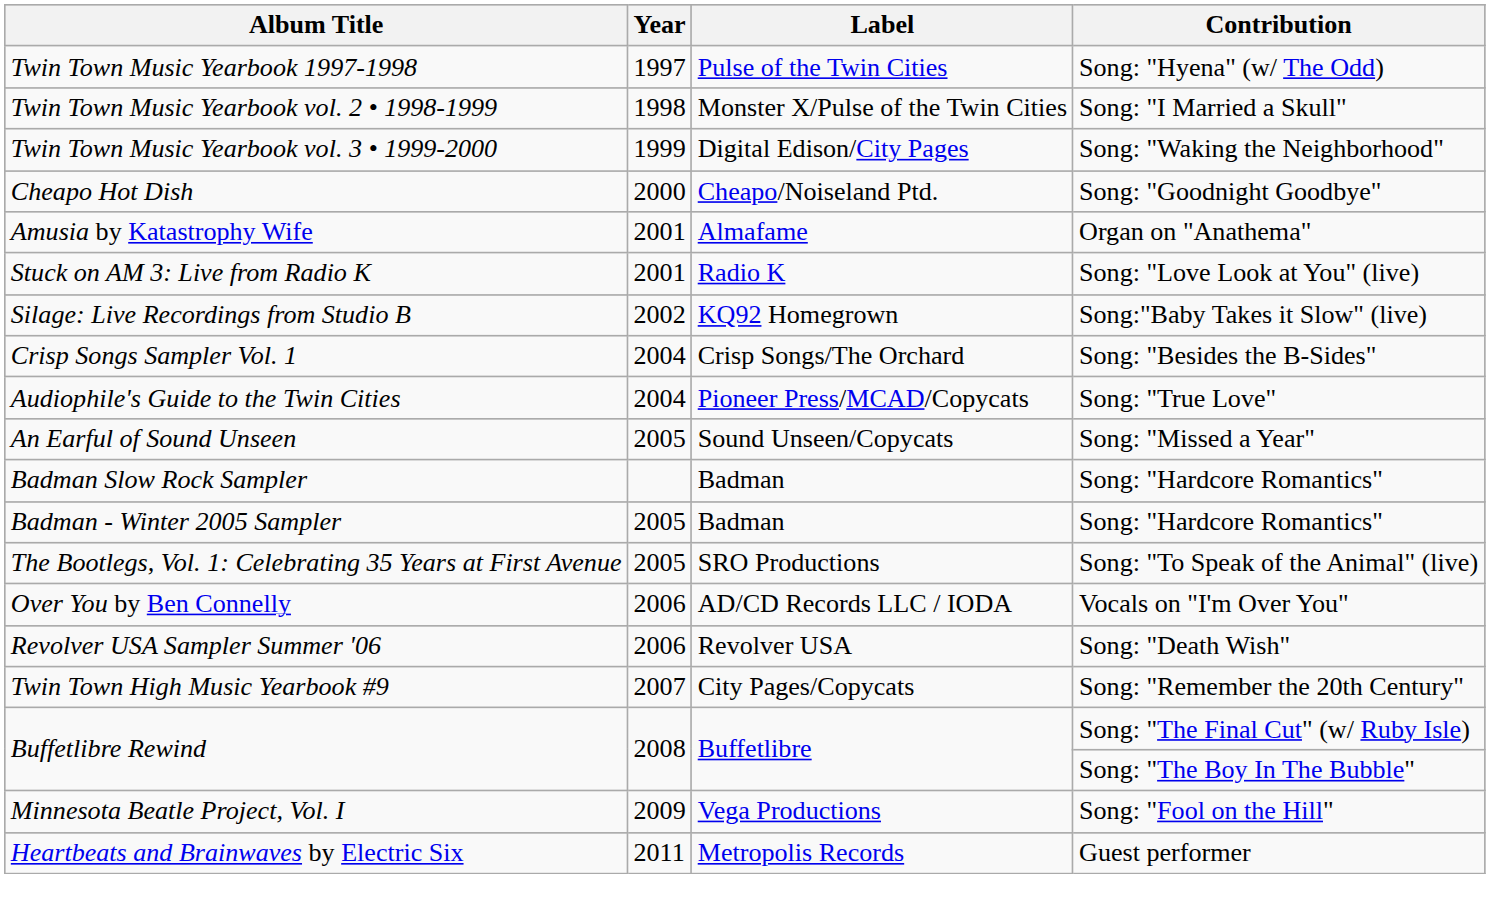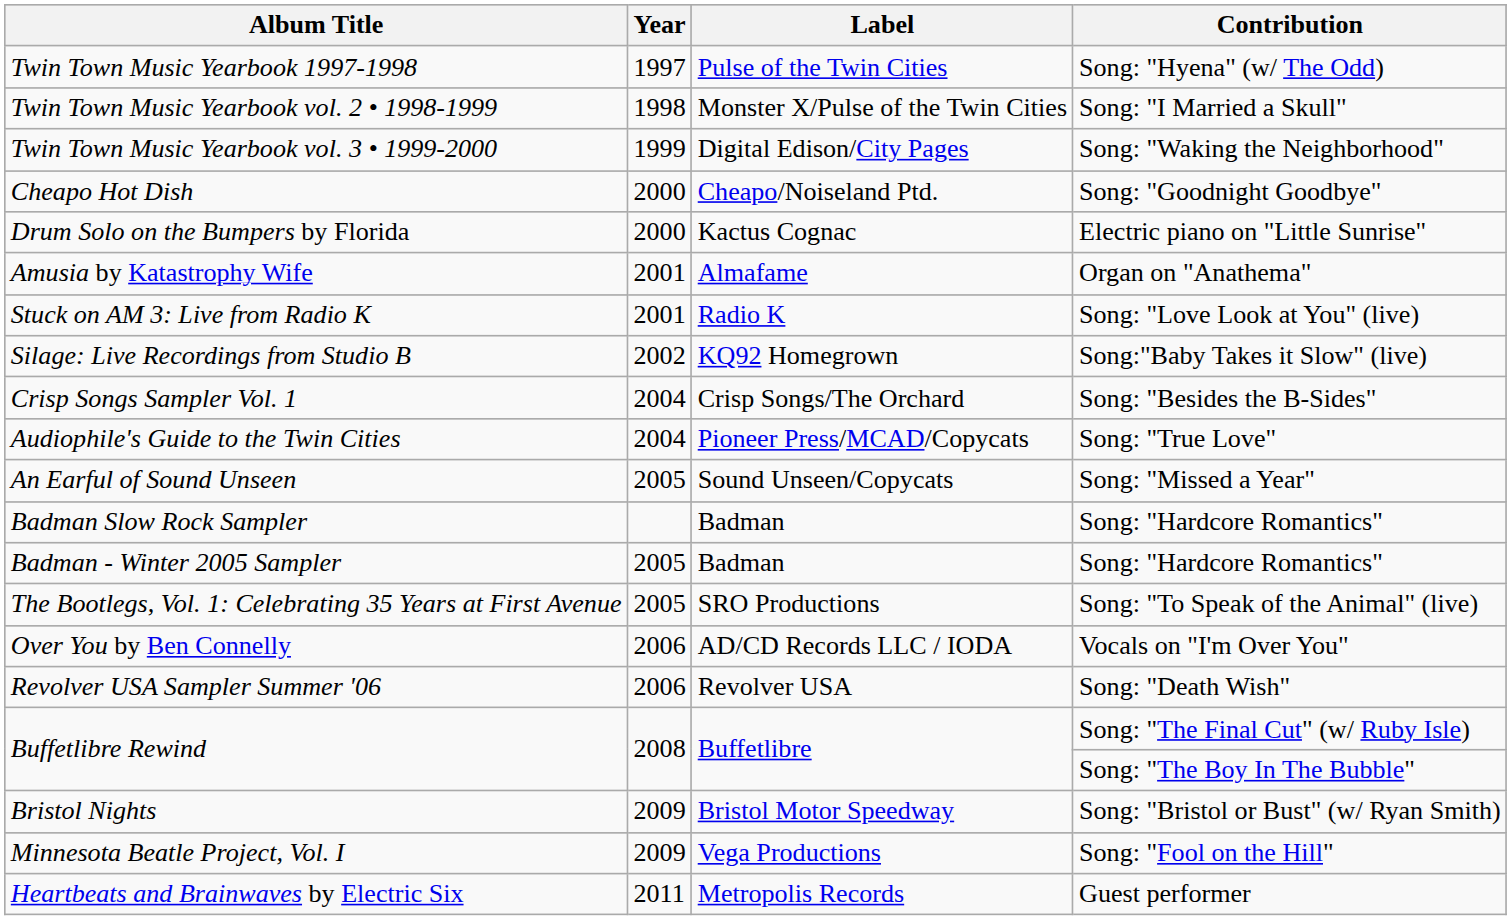+ row: (210, 231)
- row: (200, 686)
+ row: (84, 811)
